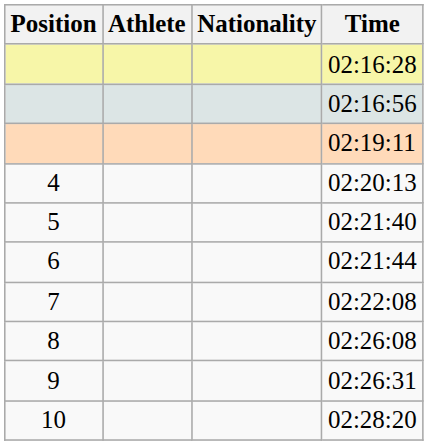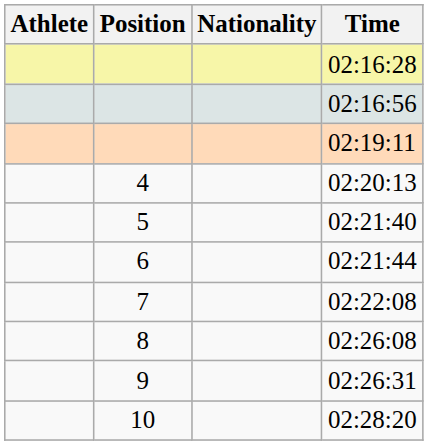columns swapped: (54, 24) <-> (147, 24)
